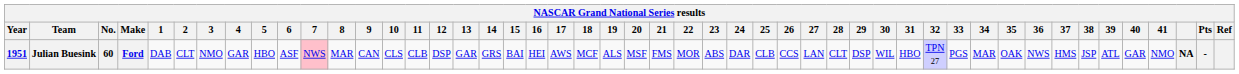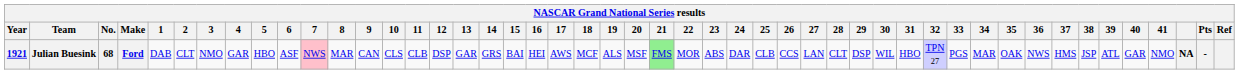(17, 54) 1951 -> (17, 54) 1921
(108, 54) 60 -> (108, 54) 68
(662, 54) no background -> (662, 54) lightgreen background
